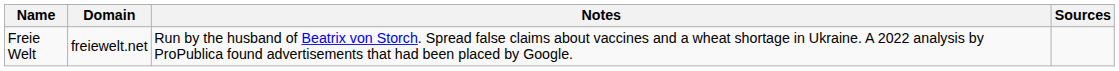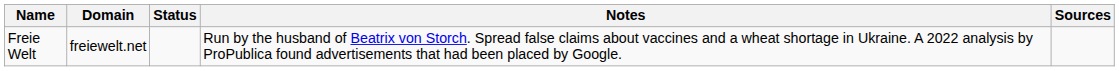+ column: (175, 15)
